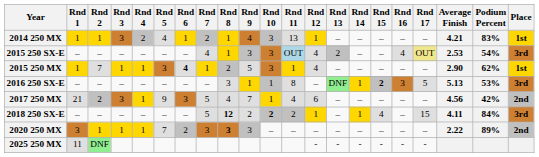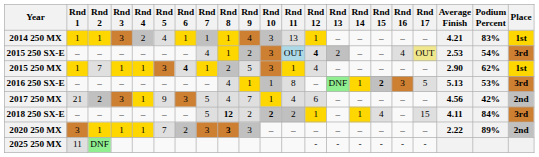(207, 37) 2 -> (207, 37) 1
(250, 53) 3 -> (250, 53) 2
(316, 53) normal -> (316, 53) bold
(228, 83) 3 -> (228, 83) 4
